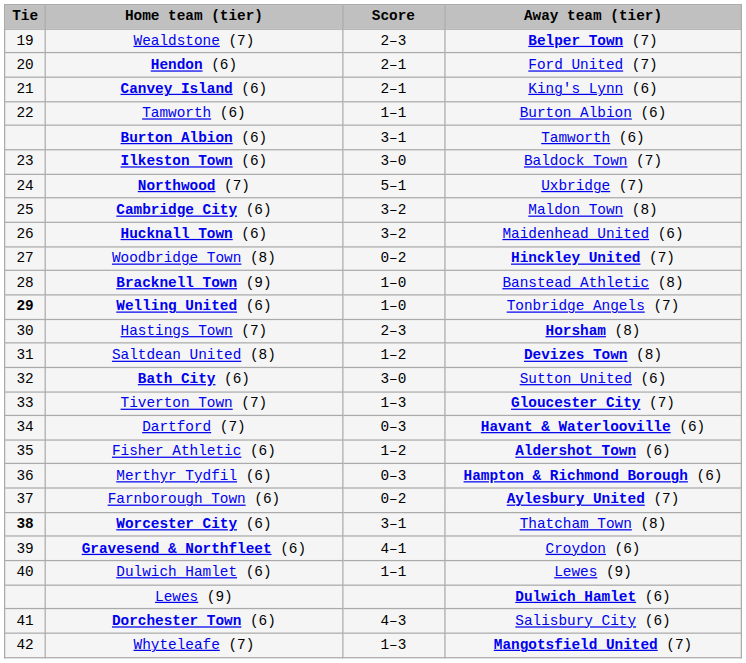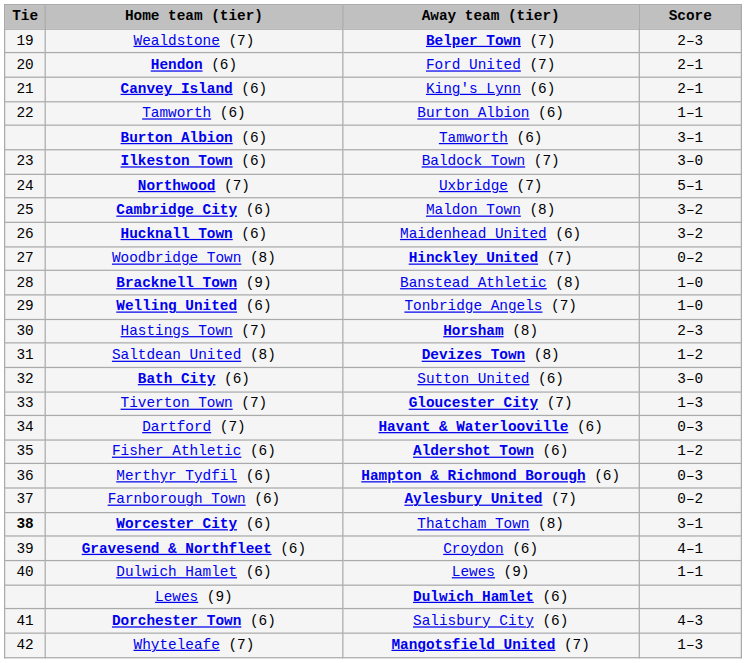columns swapped: (393, 16) <-> (593, 16)
(25, 307) bold -> (25, 307) normal
